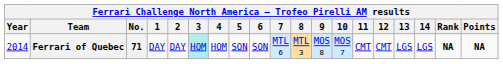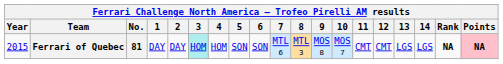(17, 47) 2014 -> (17, 47) 2015
(137, 47) 71 -> (137, 47) 81
(479, 47) no background -> (479, 47) pink background
